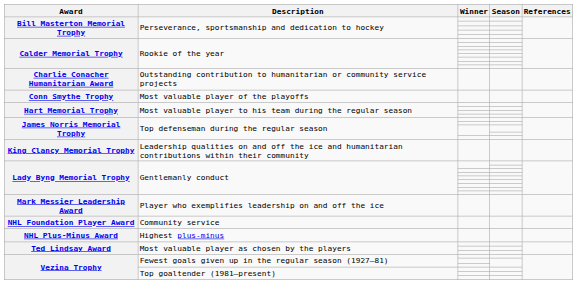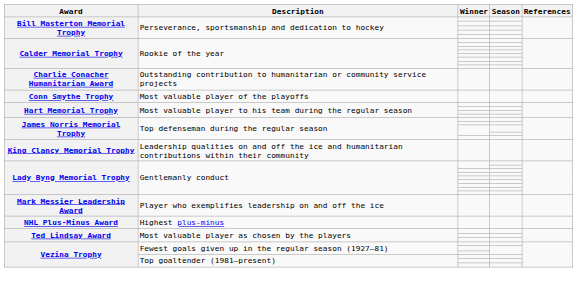- row: (71, 223)
